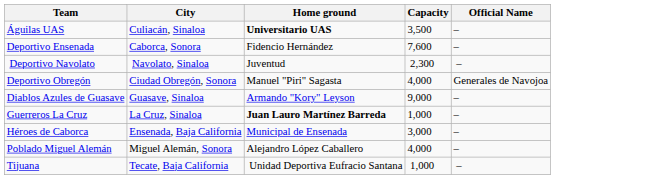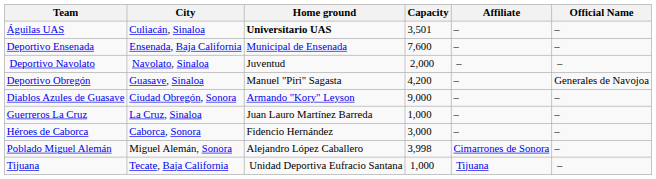+ column: (501, 13)
(419, 30) 3,500 -> (419, 30) 3,501
(165, 47) Caborca, Sonora -> (185, 47) Ensenada, Baja California
(290, 47) Fidencio Hernández -> (297, 47) Municipal de Ensenada
(421, 64) 2,300 -> (421, 64) 2,000
(183, 81) Ciudad Obregón, Sonora -> (167, 81) Guasave, Sinaloa
(419, 81) 4,000 -> (419, 81) 4,200
(167, 98) Guasave, Sinaloa -> (183, 98) Ciudad Obregón, Sonora
(316, 115) bold -> (309, 115) normal
(185, 132) Ensenada, Baja California -> (165, 132) Caborca, Sonora
(297, 132) Municipal de Ensenada -> (290, 132) Fidencio Hernández
(419, 149) 4,000 -> (419, 149) 3,998
